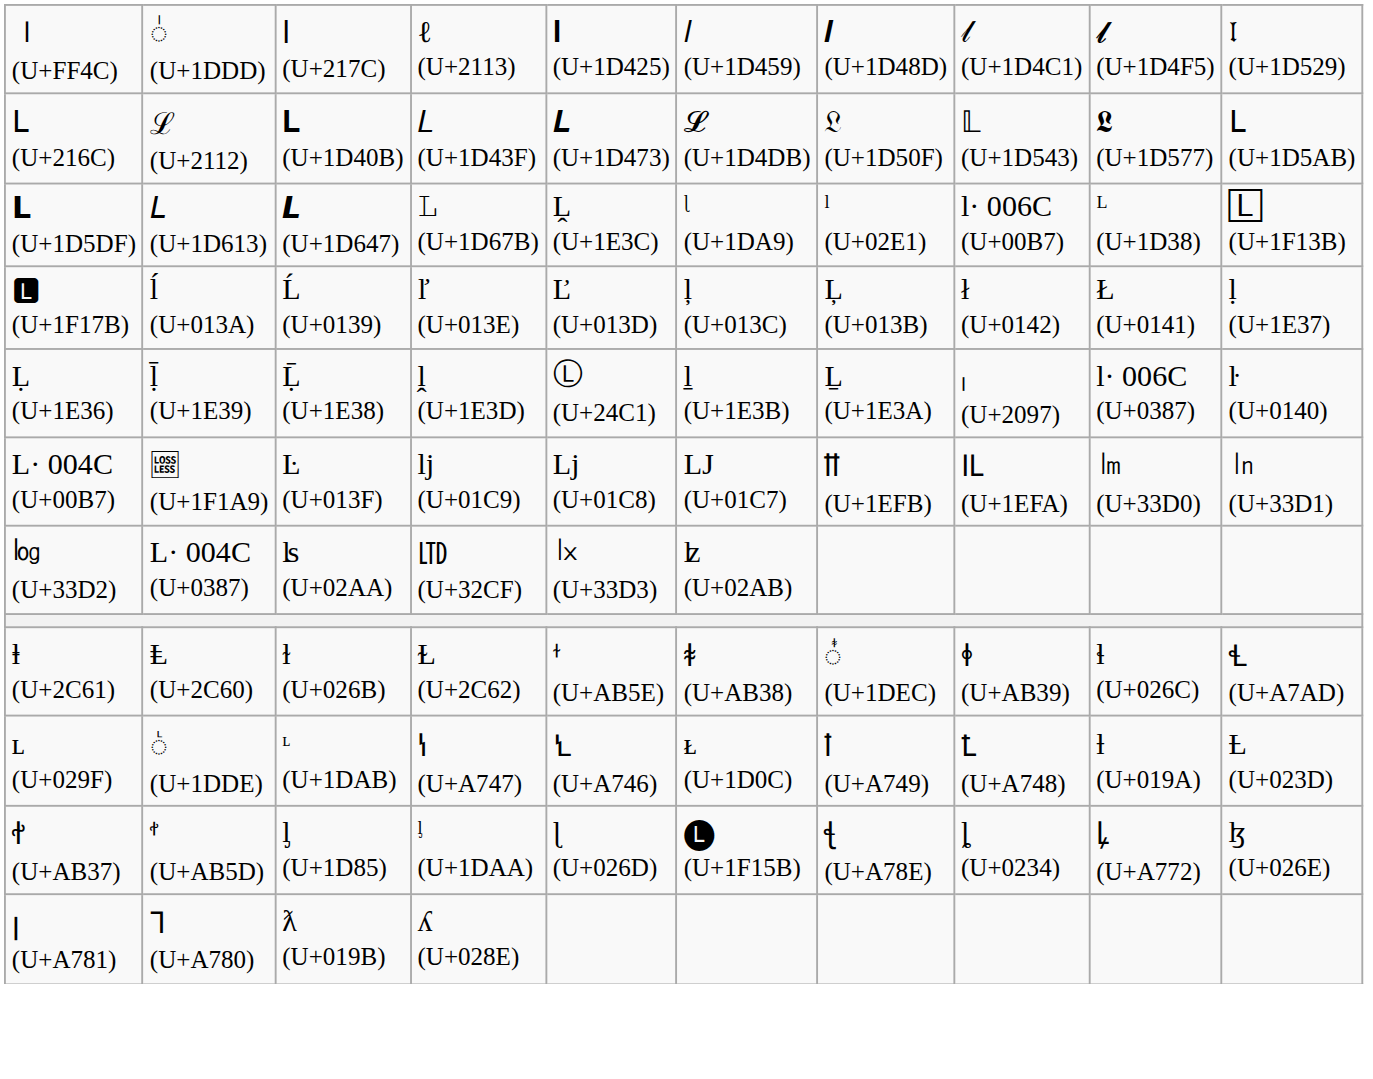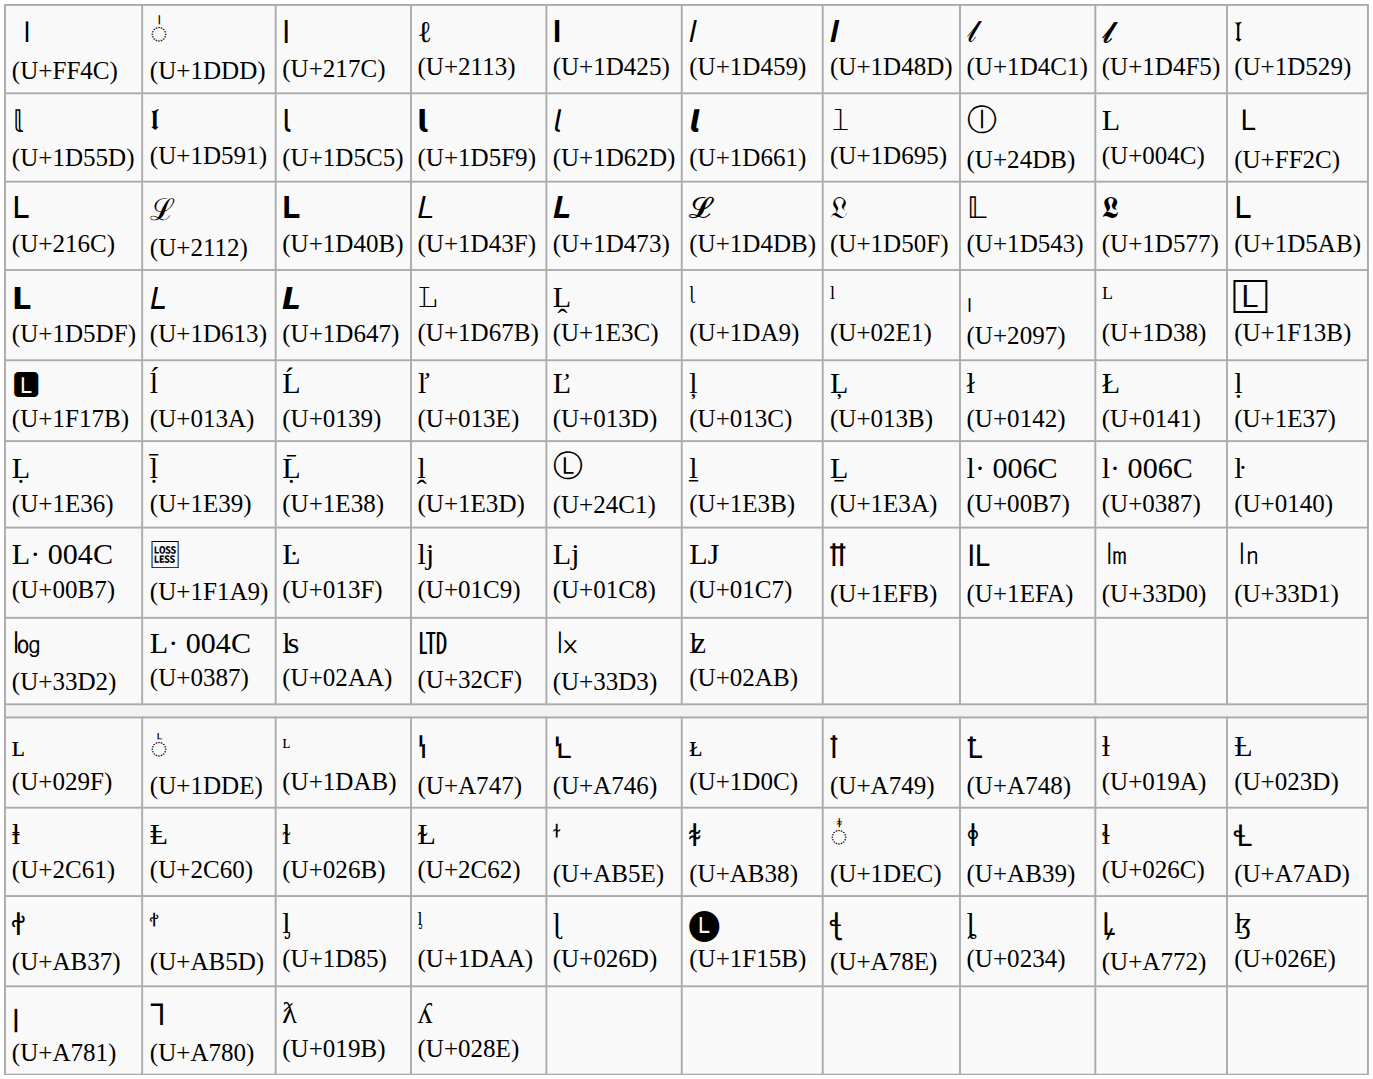+ row: (73, 138)
(1013, 224) l· 006C (U+00B7) -> (1016, 317) ₗ (U+2097)
(1011, 394) ₗ (U+2097) -> (1018, 484) l· 006C (U+00B7)
rows swapped: (62, 760) <-> (63, 671)
